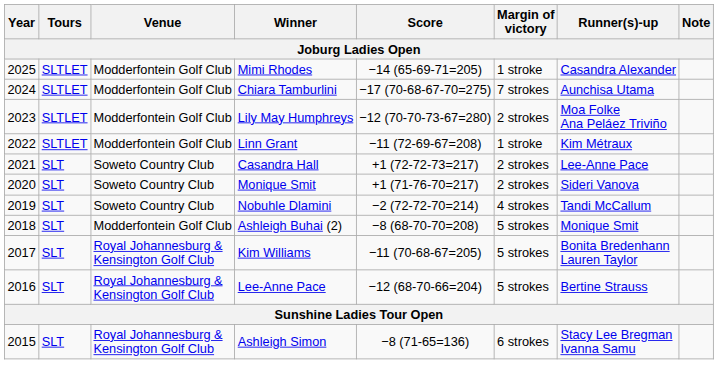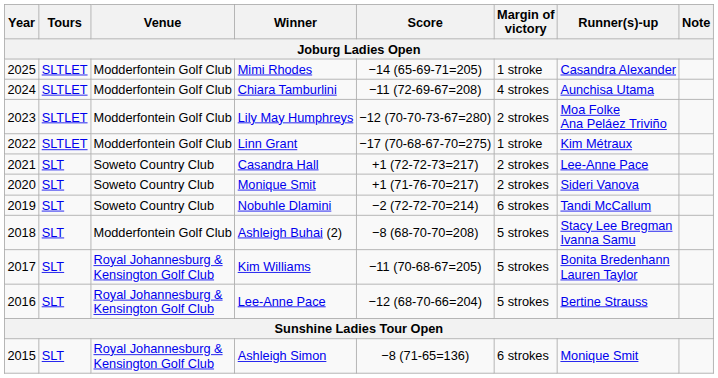(425, 90) −17 (70-68-67-70=275) -> (425, 90) −11 (72-69-67=208)
(523, 90) 7 strokes -> (523, 90) 4 strokes
(425, 144) −11 (72-69-67=208) -> (425, 144) −17 (70-68-67-70=275)
(523, 205) 4 strokes -> (523, 205) 6 strokes
(599, 225) Monique Smit -> (616, 232) Stacy Lee Bregman Ivanna Samu
(616, 342) Stacy Lee Bregman Ivanna Samu -> (599, 356) Monique Smit
